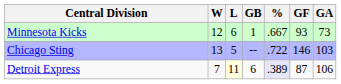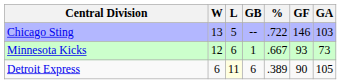rows swapped: (40, 50) <-> (47, 32)
(217, 69) 7 -> (217, 69) 6
(277, 69) lavender background -> (277, 69) no background
(302, 69) 87 -> (302, 69) 90
(324, 69) 106 -> (324, 69) 105
